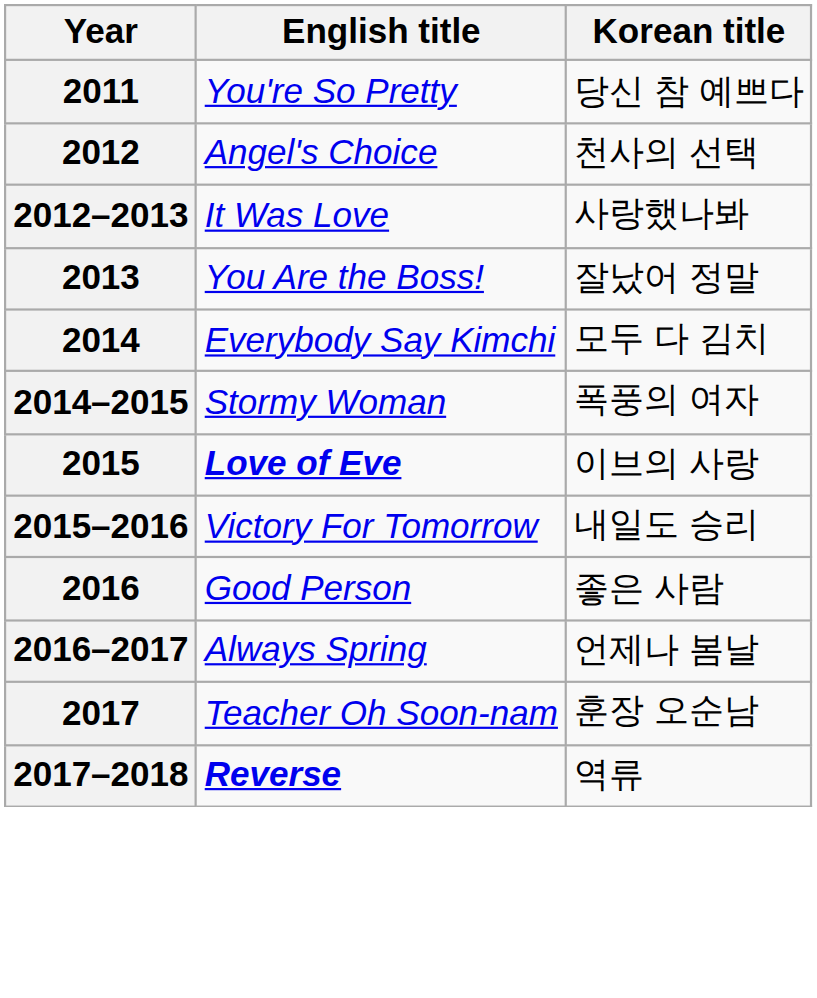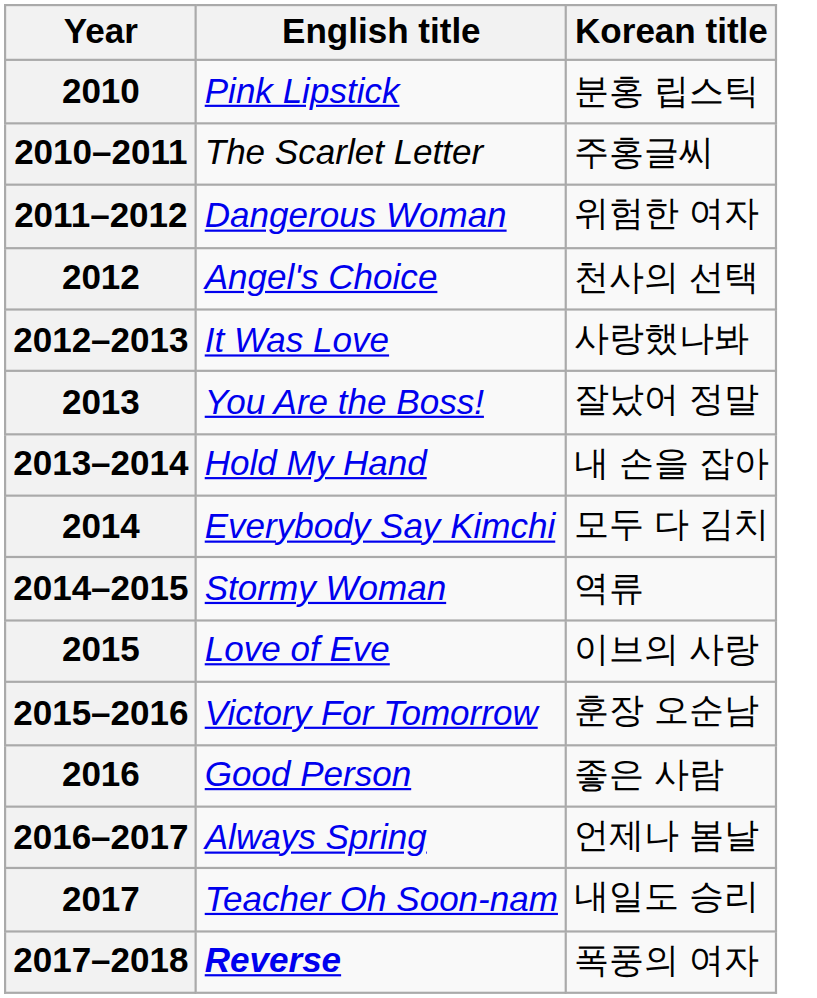+ row: (101, 91)
+ row: (101, 153)
- row: (101, 91)
+ row: (101, 215)
+ row: (101, 463)
(667, 400) 폭풍의 여자 -> (609, 587) 역류
(303, 463) bold -> (297, 650) normal
(667, 525) 내일도 승리 -> (667, 711) 훈장 오순남
(667, 711) 훈장 오순남 -> (667, 897) 내일도 승리
(609, 773) 역류 -> (667, 960) 폭풍의 여자
